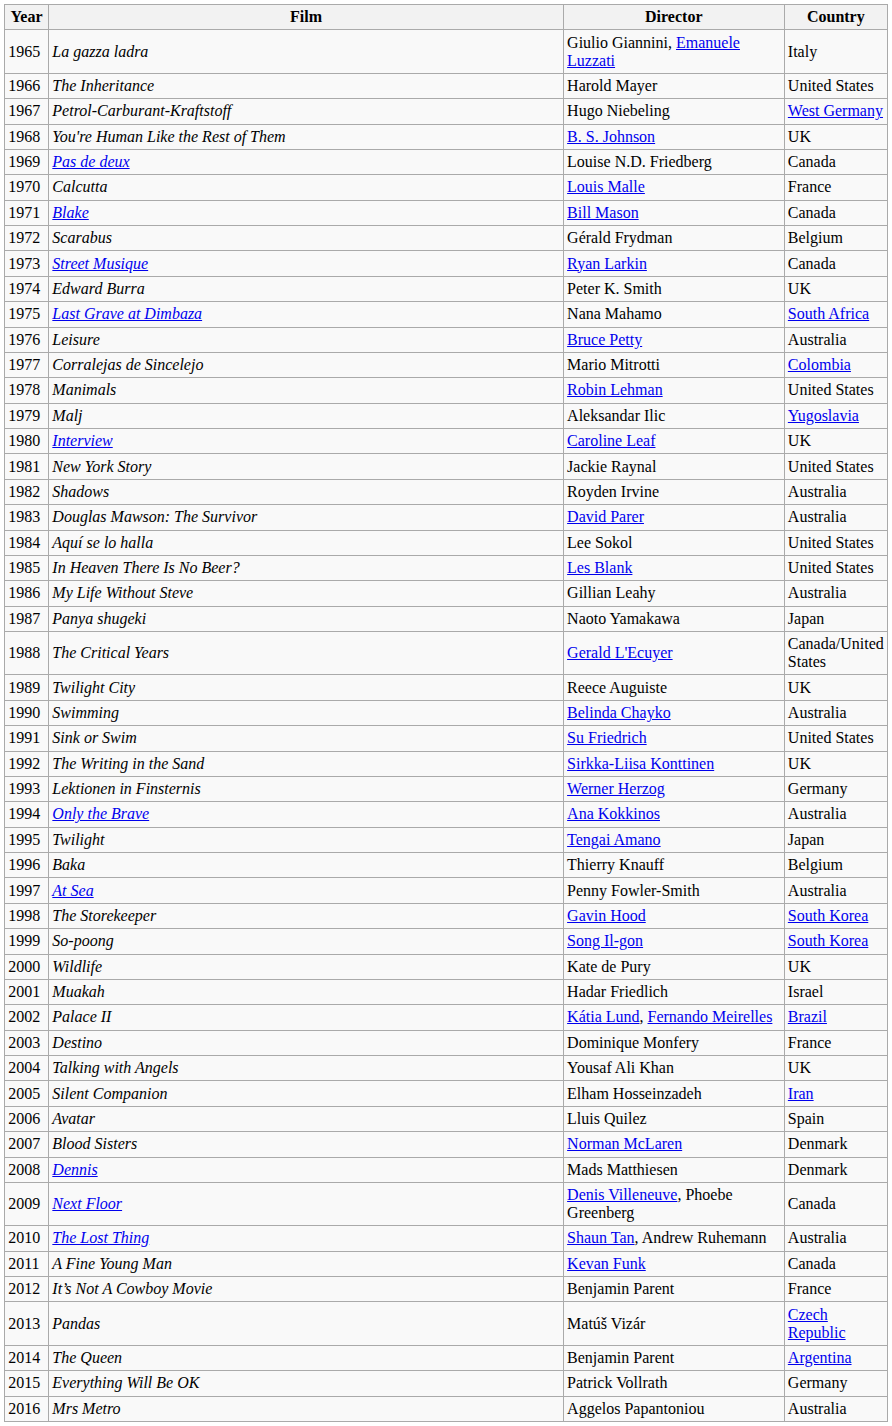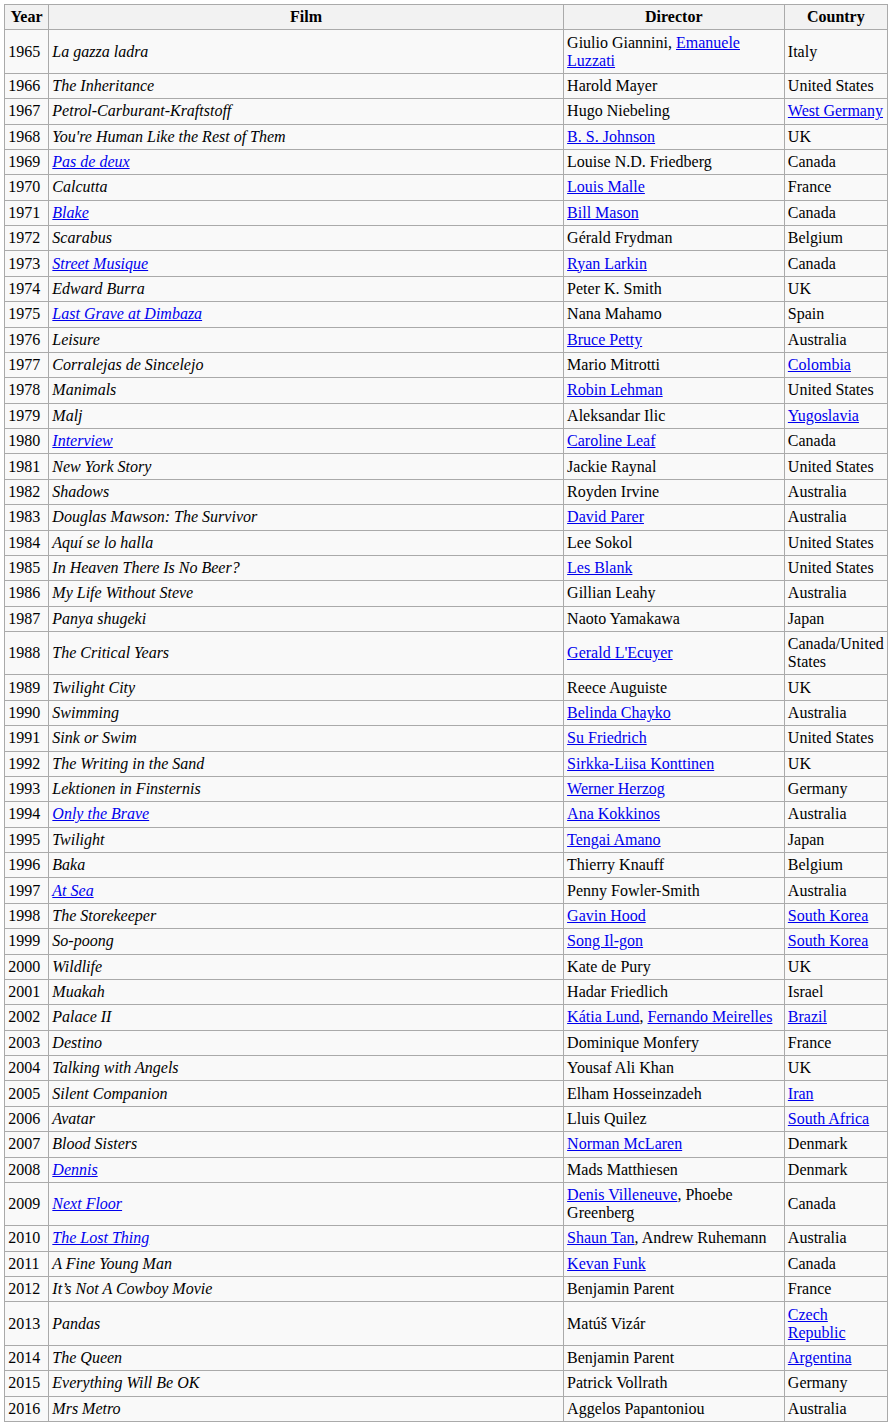(829, 314) South Africa -> (806, 314) Spain
(799, 441) UK -> (812, 441) Canada
(806, 1118) Spain -> (829, 1118) South Africa
